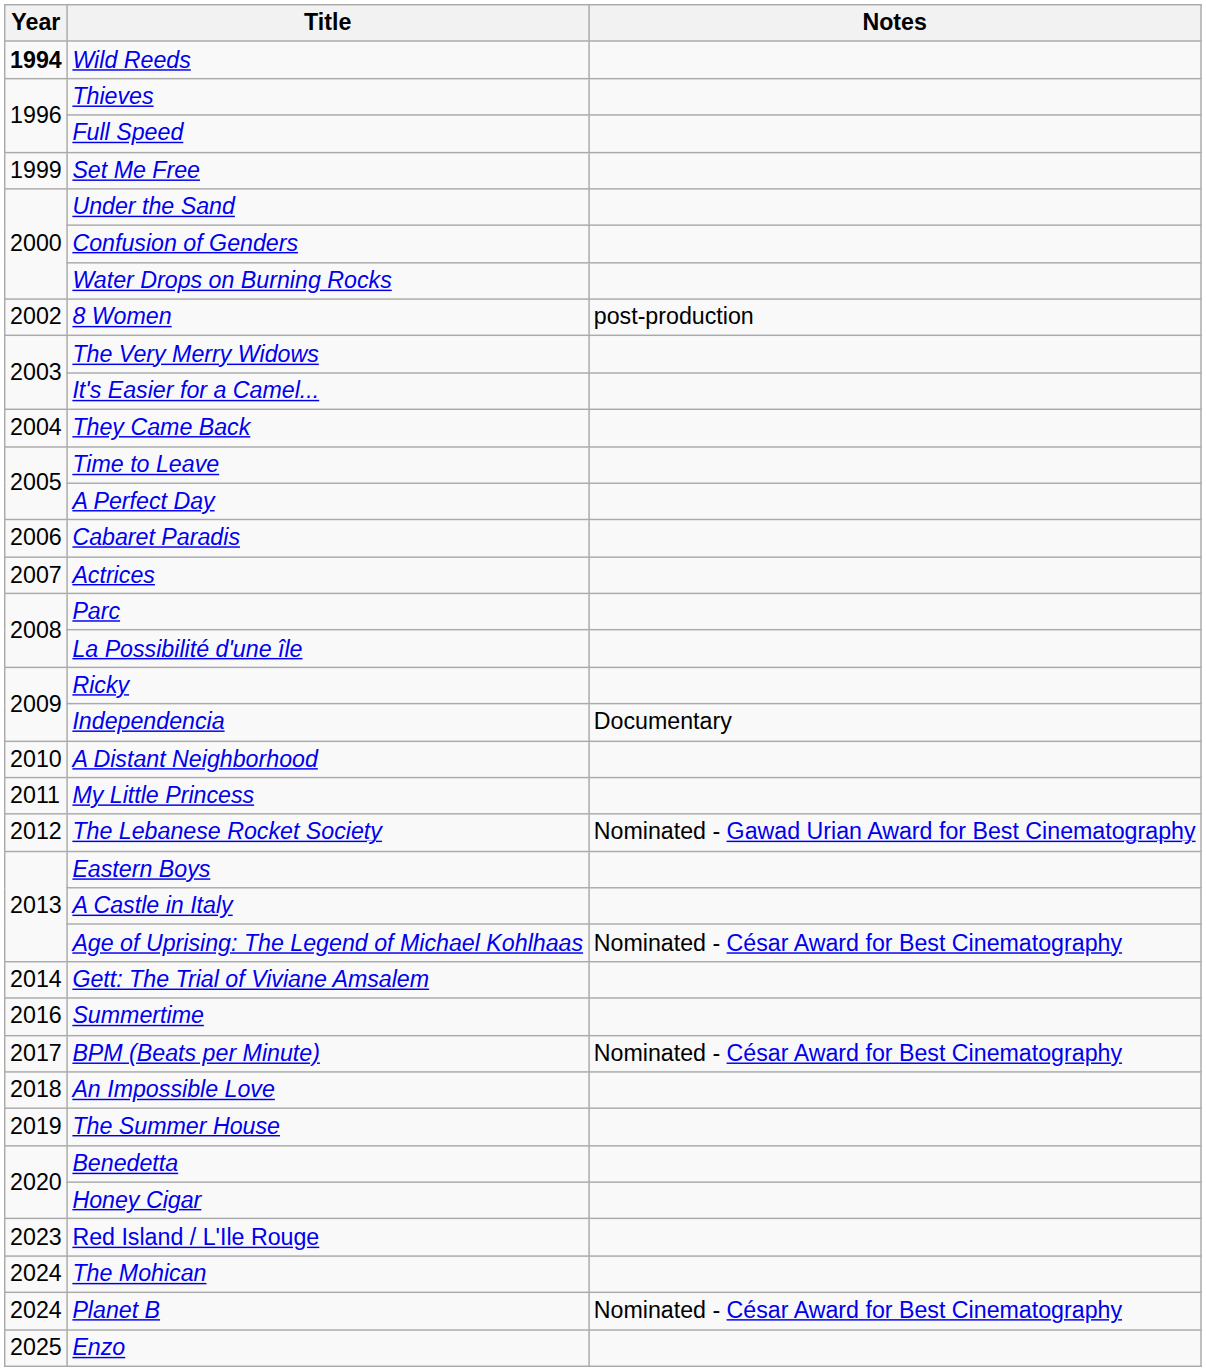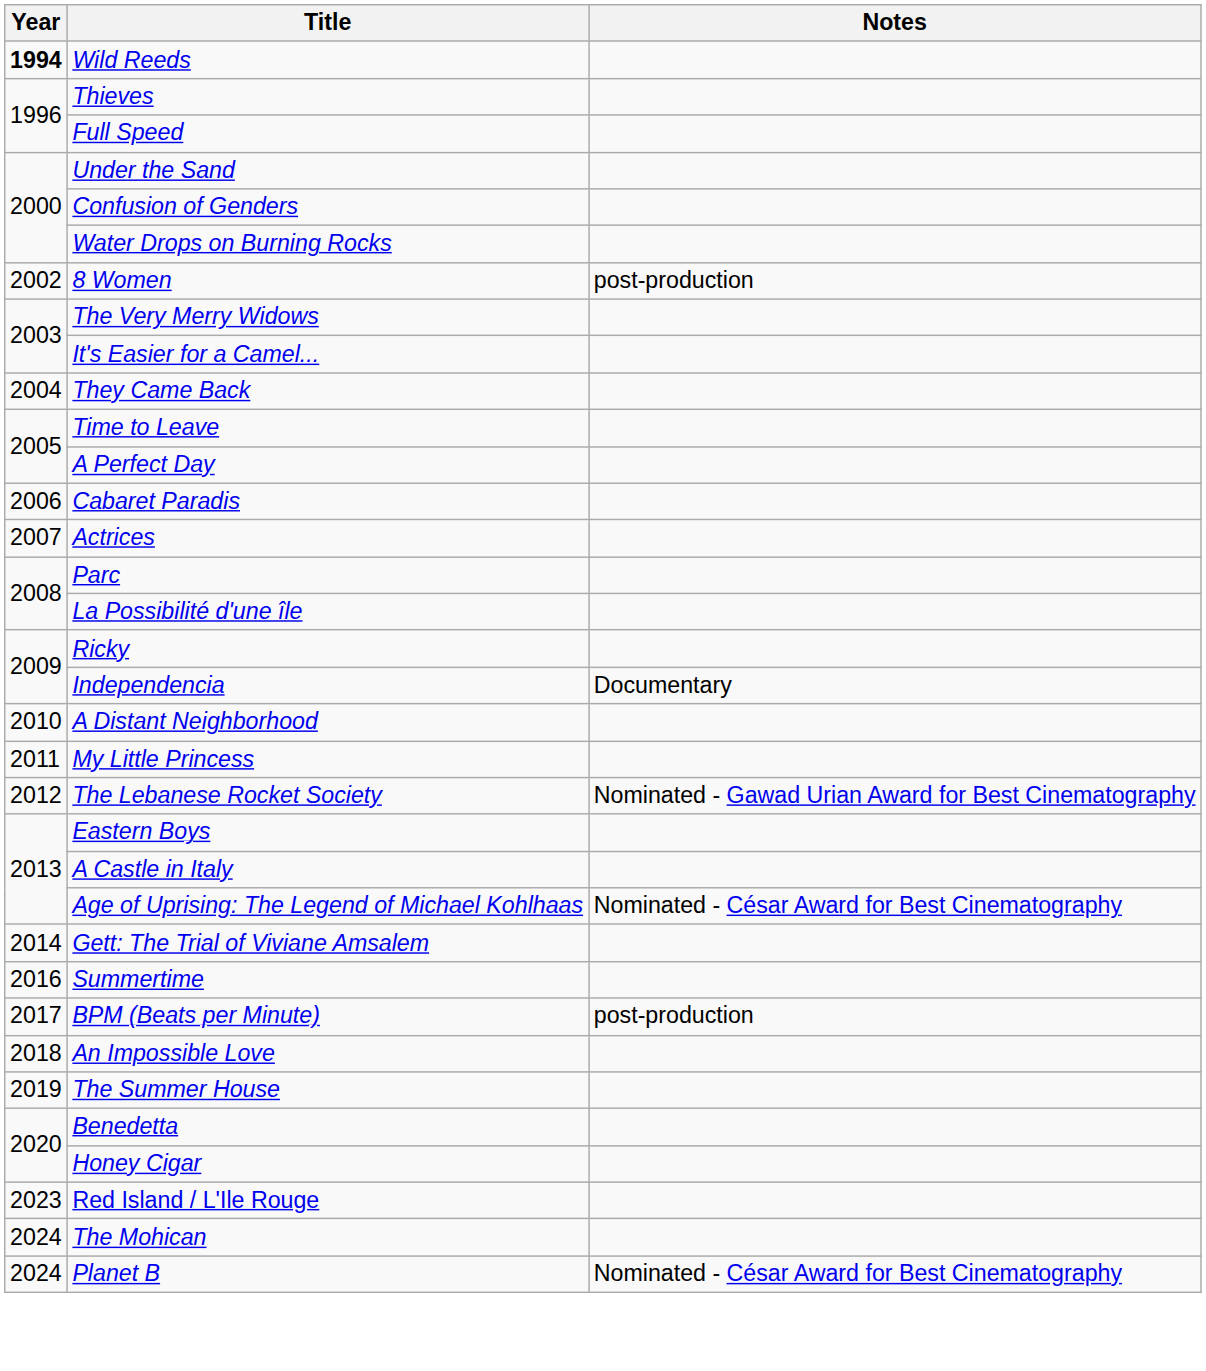- row: (136, 170)
(858, 1053) Nominated - César Award for Best Cinematography -> (674, 1016) post-production
- row: (99, 1347)
